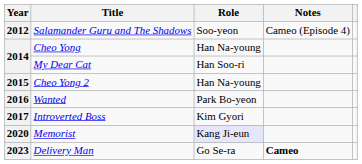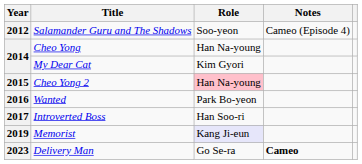(220, 64) Han Soo-ri -> (220, 64) Kim Gyori
(229, 82) no background -> (229, 82) pink background
(220, 116) Kim Gyori -> (220, 116) Han Soo-ri
(18, 133) 2020 -> (18, 133) 2019
